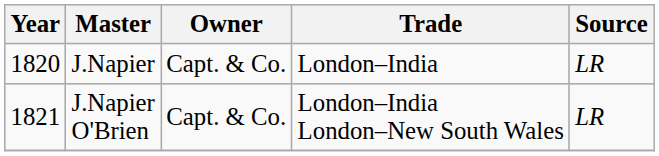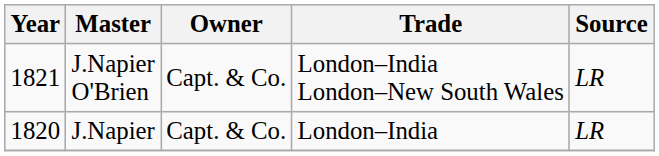rows swapped: (113, 63) <-> (113, 116)
